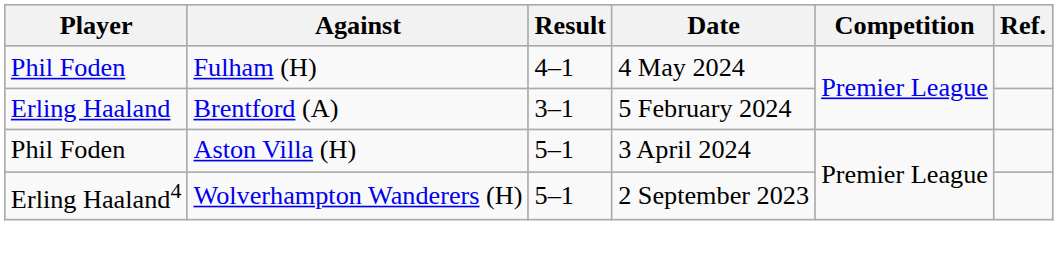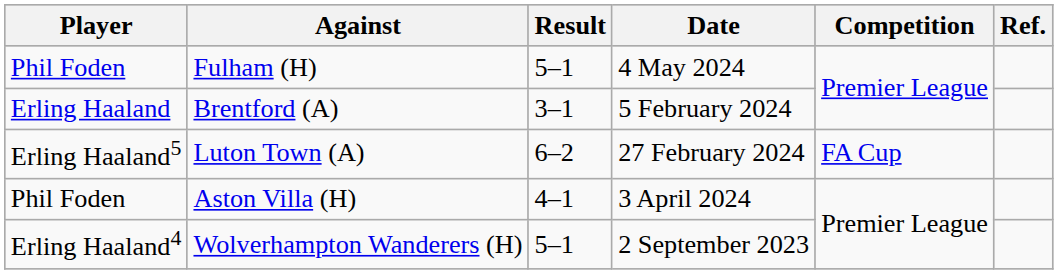(554, 66) 4–1 -> (554, 66) 5–1
+ row: (279, 153)
(554, 150) 5–1 -> (554, 198) 4–1
